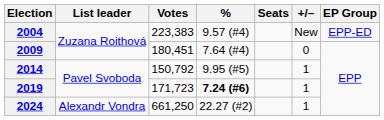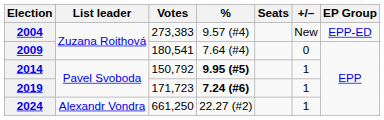(173, 32) 223,383 -> (173, 32) 273,383
(173, 50) 180,451 -> (173, 50) 180,541
(226, 69) normal -> (226, 69) bold
